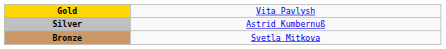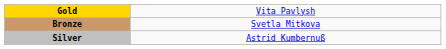rows swapped: (67, 24) <-> (67, 38)
